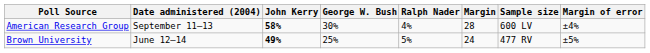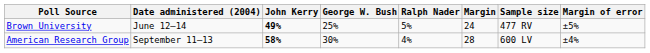rows swapped: (68, 26) <-> (49, 40)
